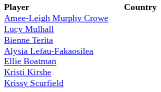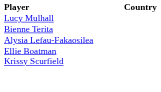- row: (56, 18)
- row: (28, 72)
